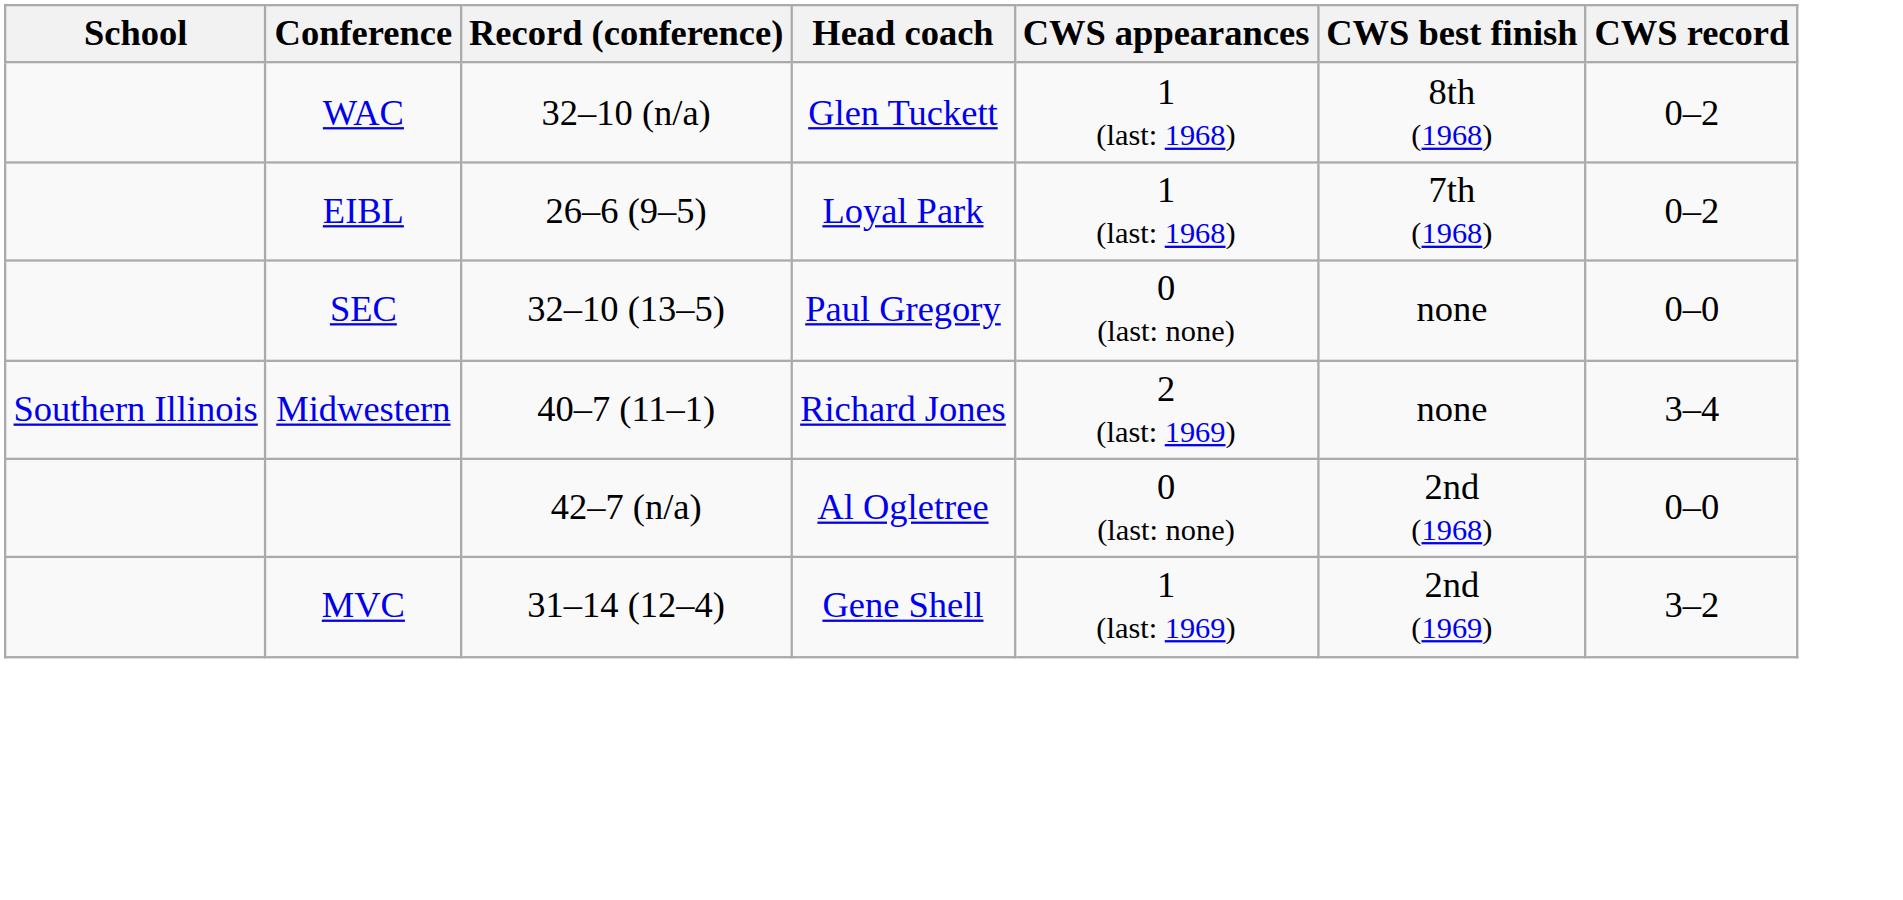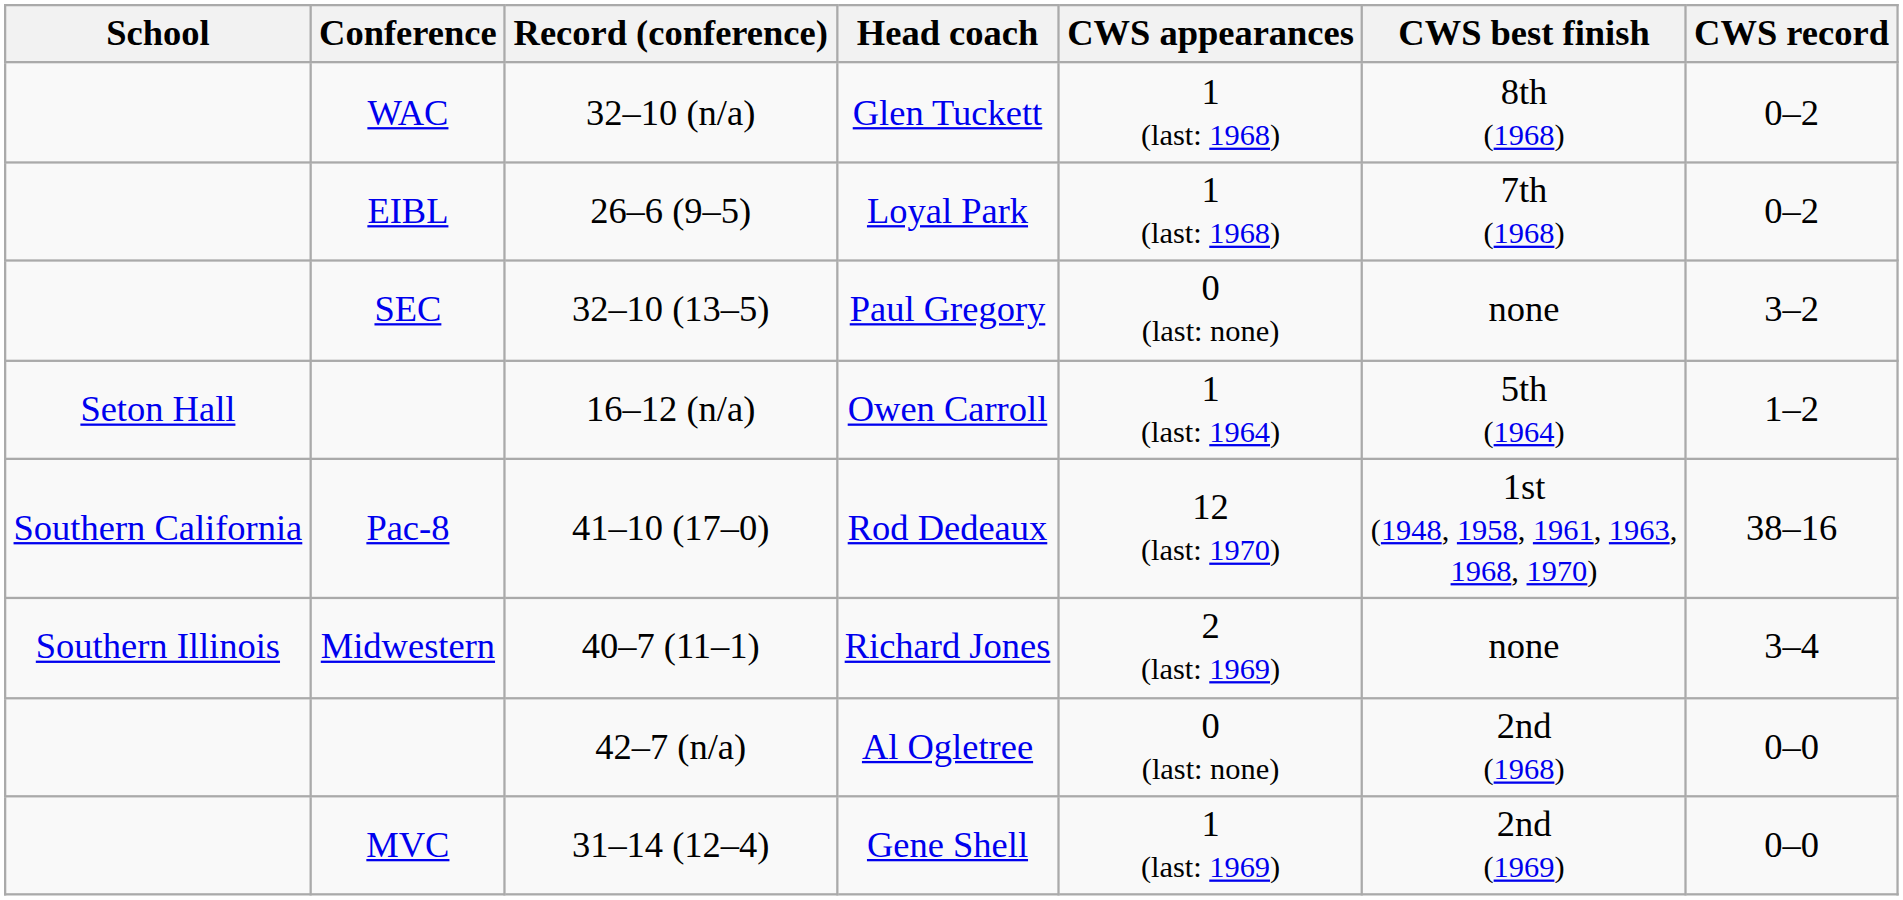(1692, 309) 0–0 -> (1792, 309) 3–2
+ row: (947, 408)
+ row: (947, 527)
(1692, 606) 3–2 -> (1792, 845) 0–0
